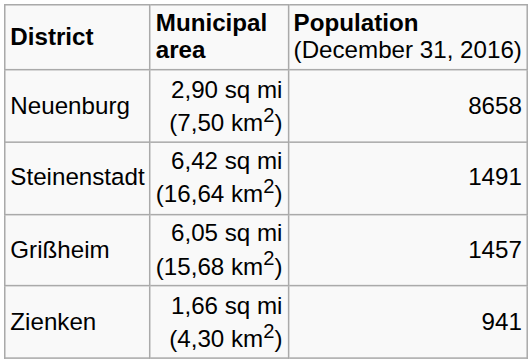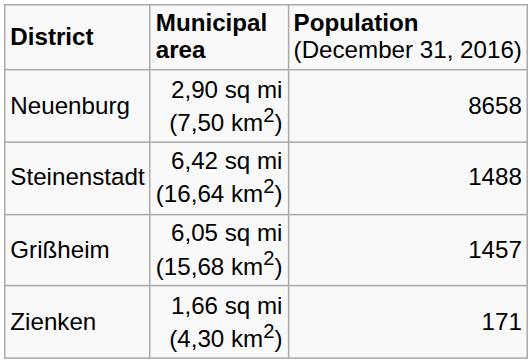(495, 178) 1491 -> (495, 178) 1488
(502, 322) 941 -> (502, 322) 171
